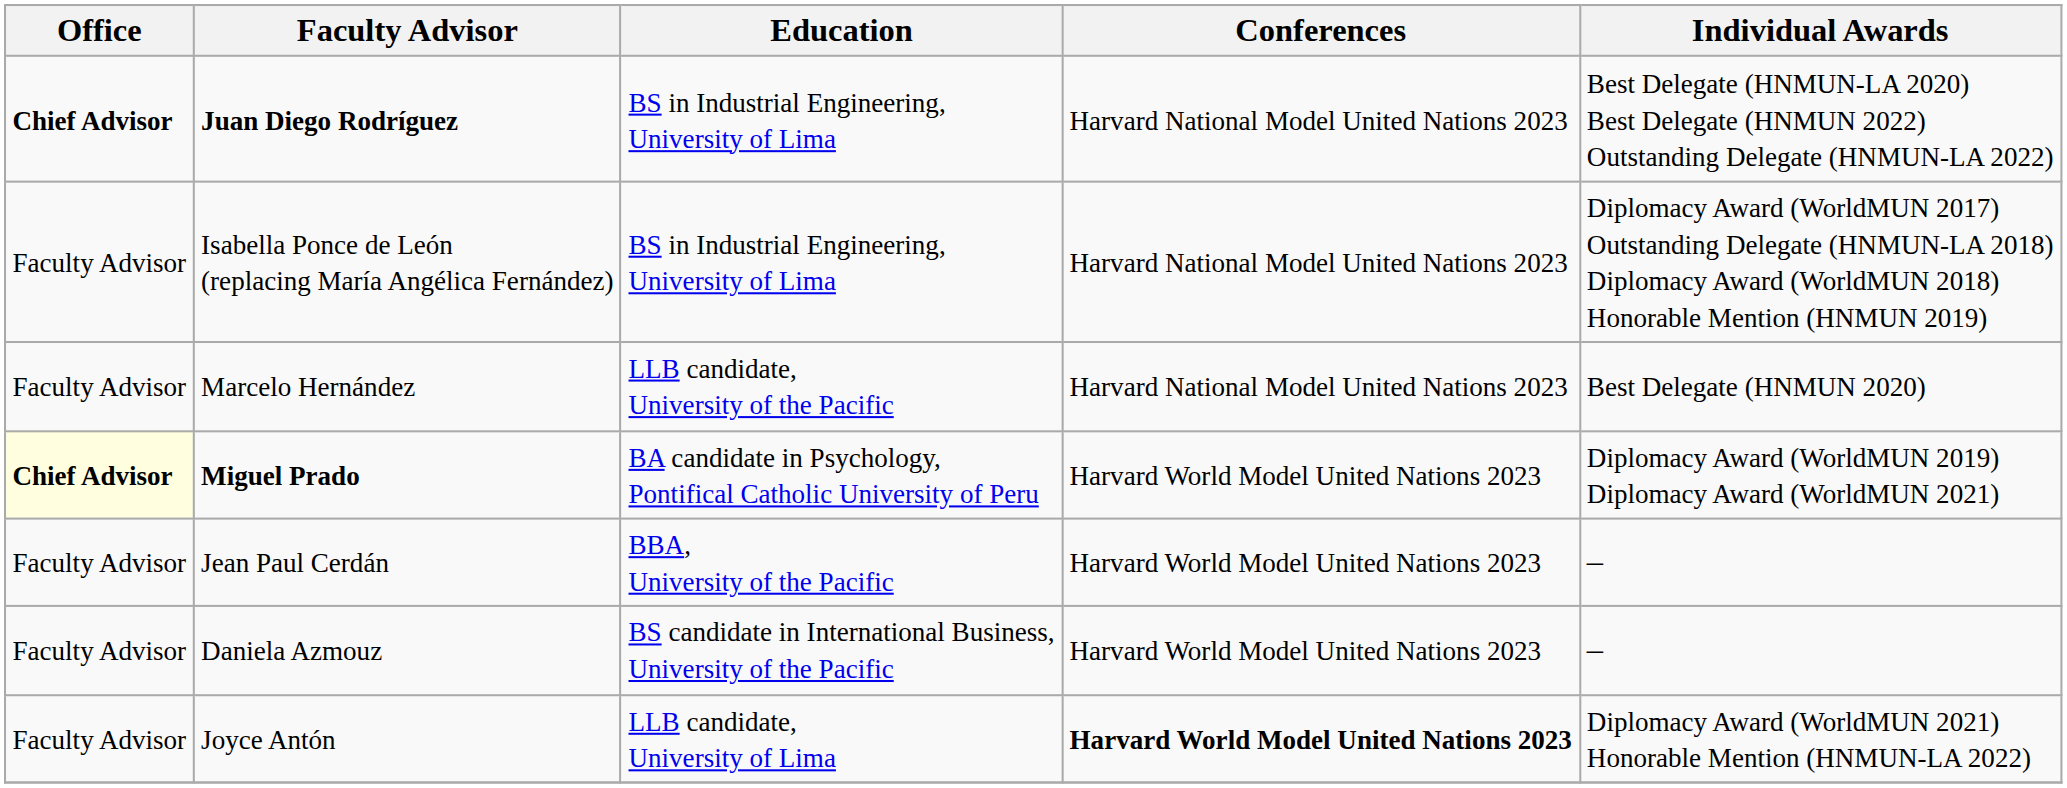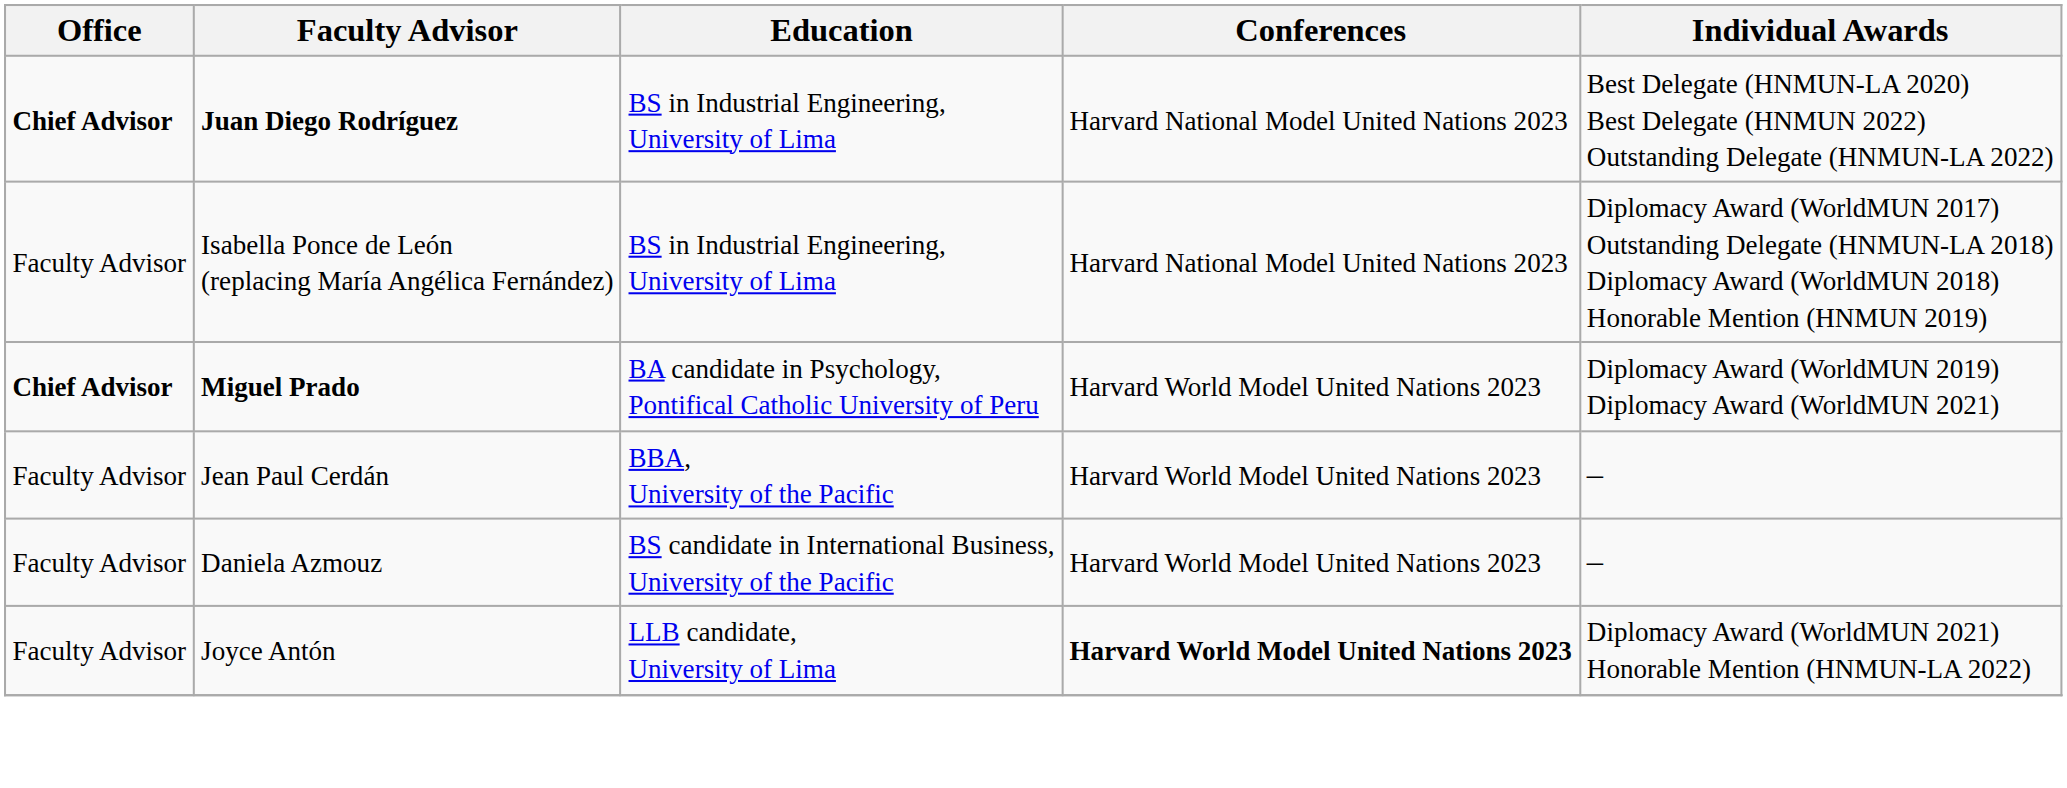- row: (308, 387)
(93, 475) lightyellow background -> (93, 387) no background
